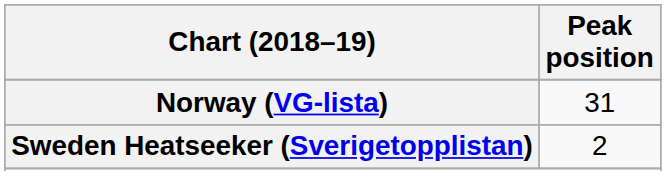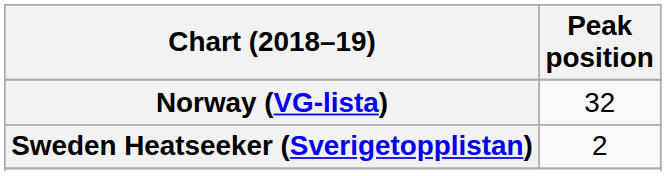(600, 102) 31 -> (600, 102) 32
